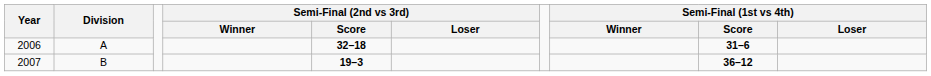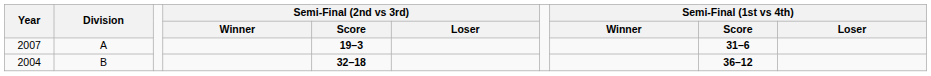(29, 46) 2006 -> (29, 46) 2007
(351, 46) 32–18 -> (351, 46) 19–3
(29, 63) 2007 -> (29, 63) 2004
(351, 63) 19–3 -> (351, 63) 32–18
